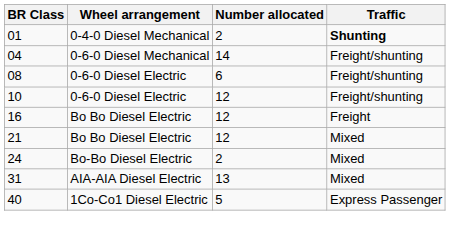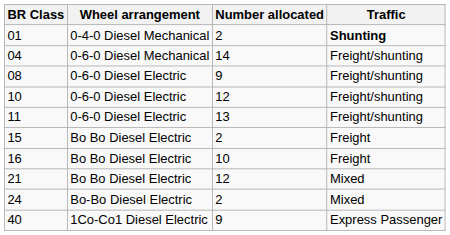(219, 76) 6 -> (219, 76) 9
+ row: (14, 117)
+ row: (15, 138)
(222, 117) 12 -> (222, 158) 10
- row: (15, 179)
(219, 199) 5 -> (219, 220) 9
